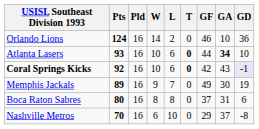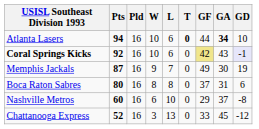- row: (35, 38)
(119, 54) 93 -> (118, 38) 94
(189, 69) bold -> (187, 54) normal
(206, 69) no background -> (205, 54) khaki background
(119, 85) 89 -> (118, 69) 87
(119, 116) 70 -> (118, 100) 60
+ row: (48, 116)
